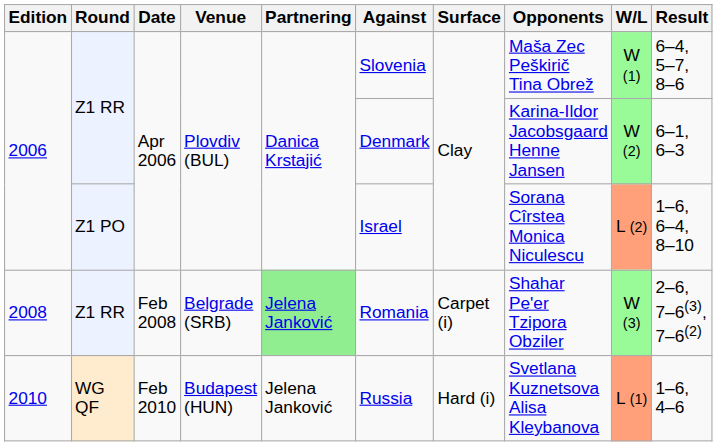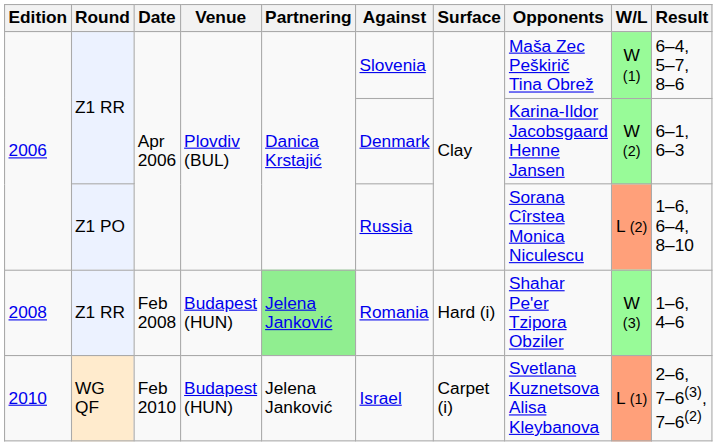(381, 226) Israel -> (386, 226) Russia
(219, 312) Belgrade (SRB) -> (221, 312) Budapest (HUN)
(463, 312) Carpet (i) -> (466, 312) Hard (i)
(681, 312) 2–6, 7–6(3), 7–6(2) -> (672, 312) 1–6, 4–6
(386, 398) Russia -> (381, 398) Israel
(466, 398) Hard (i) -> (463, 398) Carpet (i)
(672, 398) 1–6, 4–6 -> (681, 398) 2–6, 7–6(3), 7–6(2)
